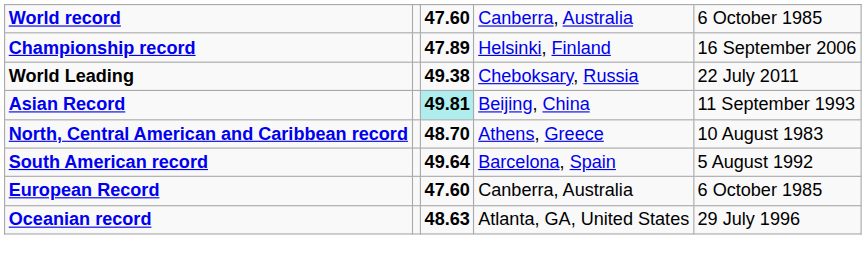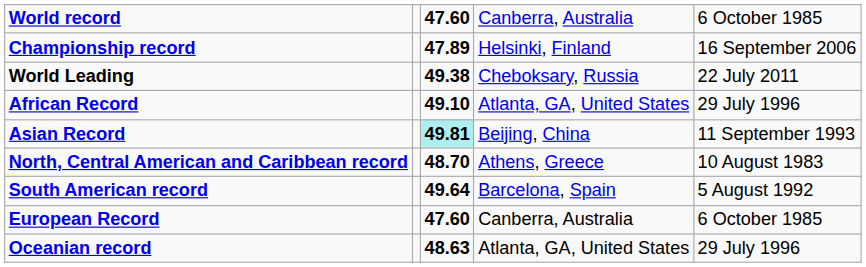+ row: (74, 104)
